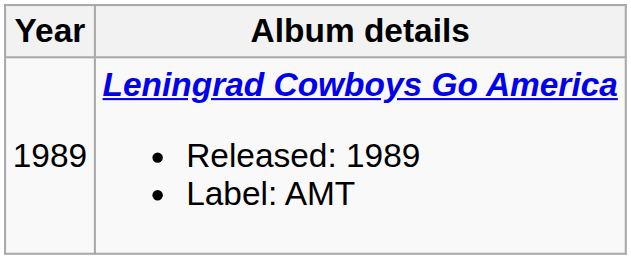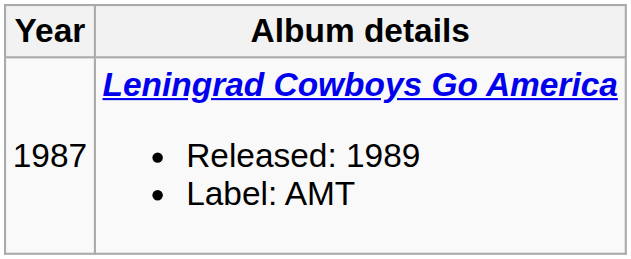(50, 155) 1989 -> (50, 155) 1987
